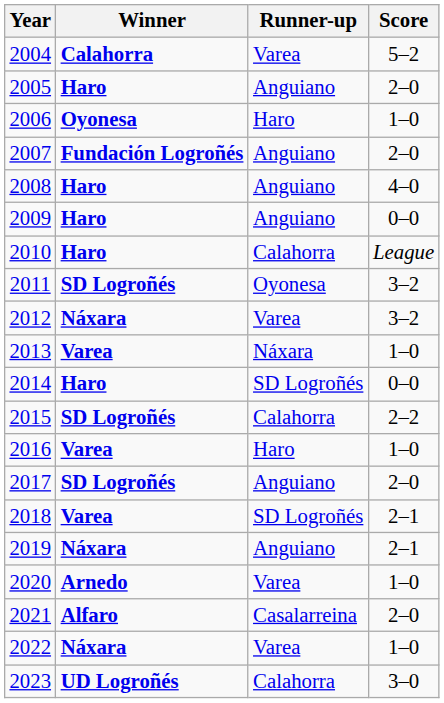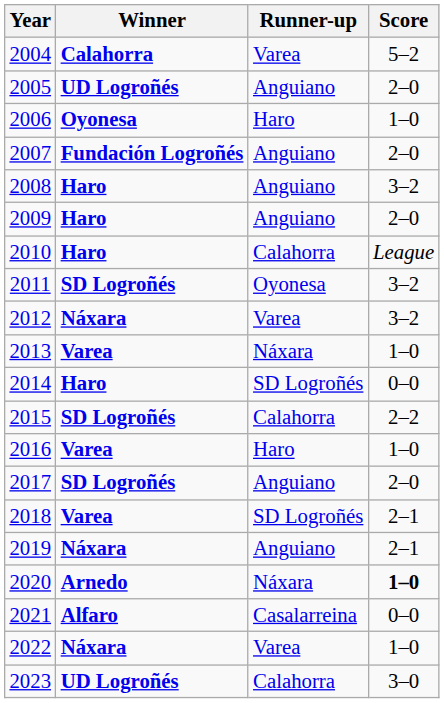(84, 86) Haro -> (120, 86) UD Logroñés
(404, 185) 4–0 -> (404, 185) 3–2
(404, 218) 0–0 -> (404, 218) 2–0
(277, 581) Varea -> (283, 581) Náxara
(404, 581) normal -> (404, 581) bold
(404, 614) 2–0 -> (404, 614) 0–0
